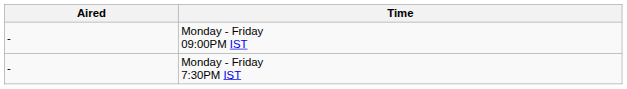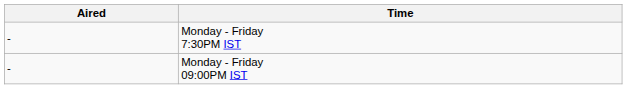rows swapped: (222, 37) <-> (222, 68)
